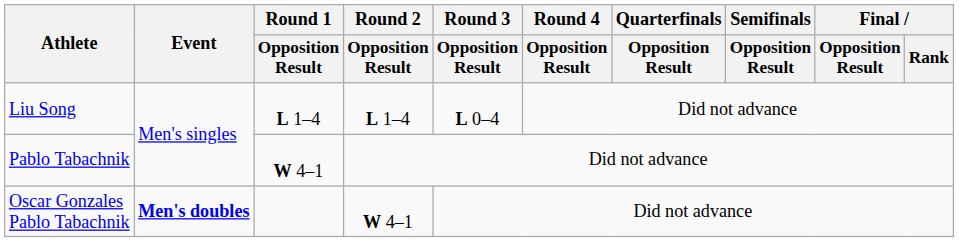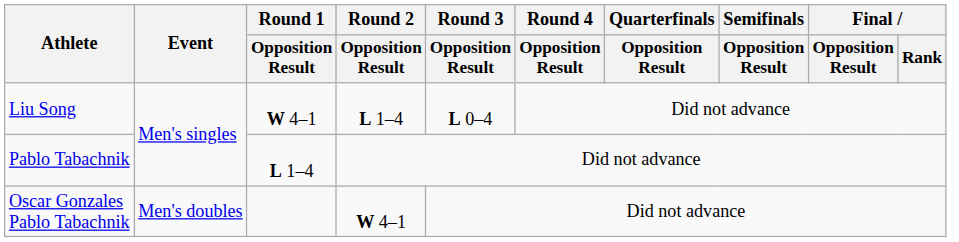(298, 119) L 1–4 -> (292, 119) W 4–1
(298, 171) W 4–1 -> (292, 171) L 1–4
(194, 211) bold -> (190, 211) normal
